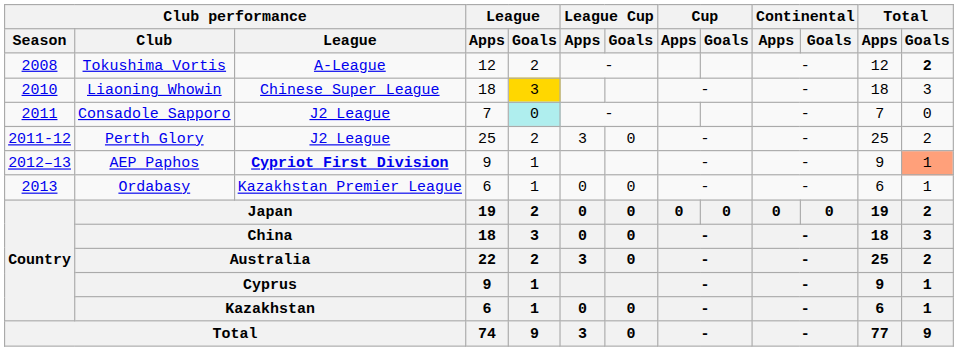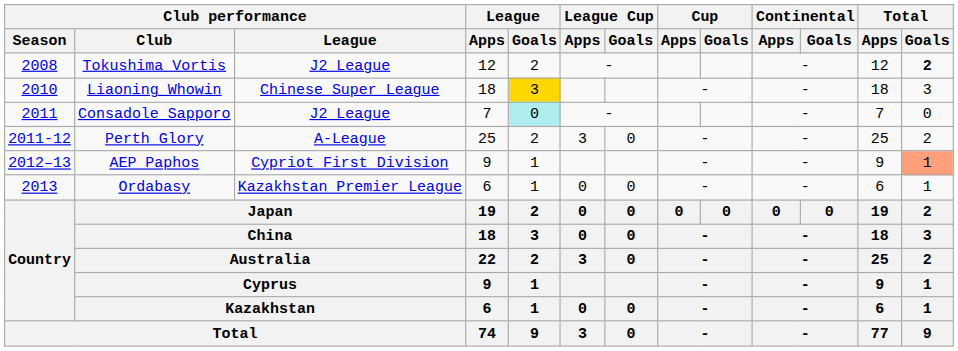(350, 65) A-League -> (350, 65) J2 League
(350, 139) J2 League -> (350, 139) A-League
(350, 163) bold -> (350, 163) normal
